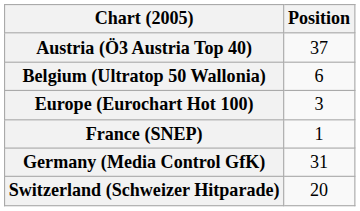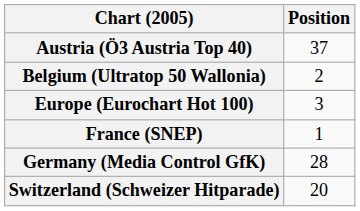(319, 76) 6 -> (319, 76) 2
(319, 162) 31 -> (319, 162) 28
